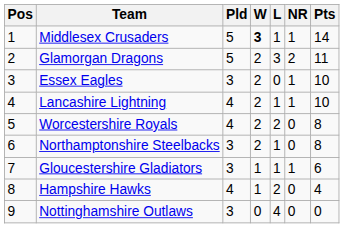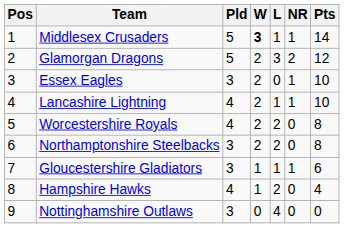(321, 59) 11 -> (322, 59) 12
(277, 146) 1 -> (277, 146) 2
